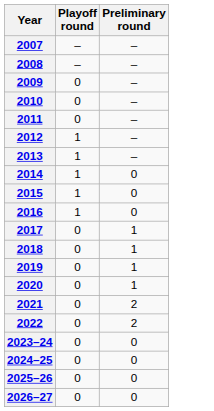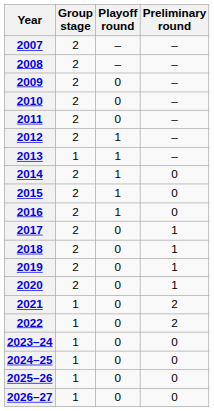+ column: (75, 20)
